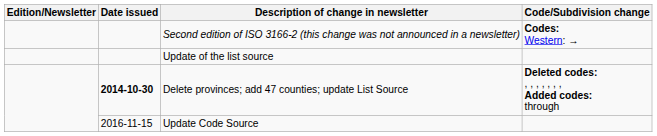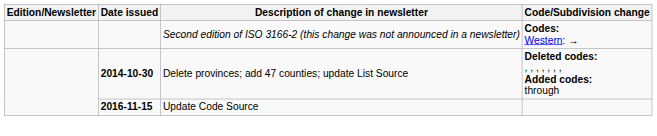- row: (218, 56)
(127, 123) normal -> (127, 107) bold
